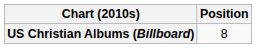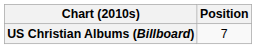(224, 33) 8 -> (224, 33) 7
